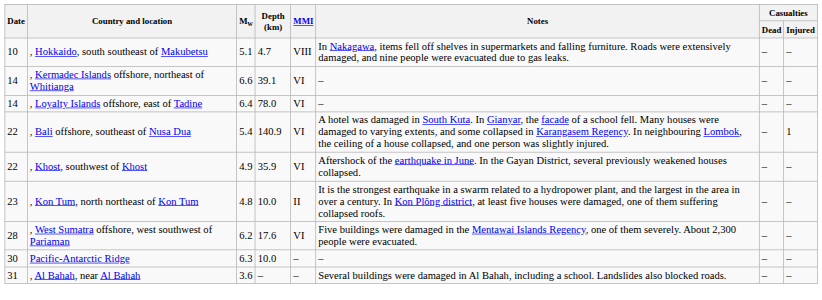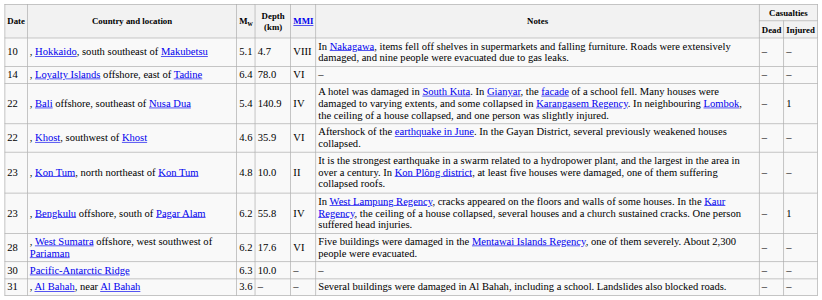- row: (117, 80)
(299, 132) VI -> (299, 103) IV
(246, 166) 4.9 -> (246, 138) 4.6
+ row: (118, 213)
